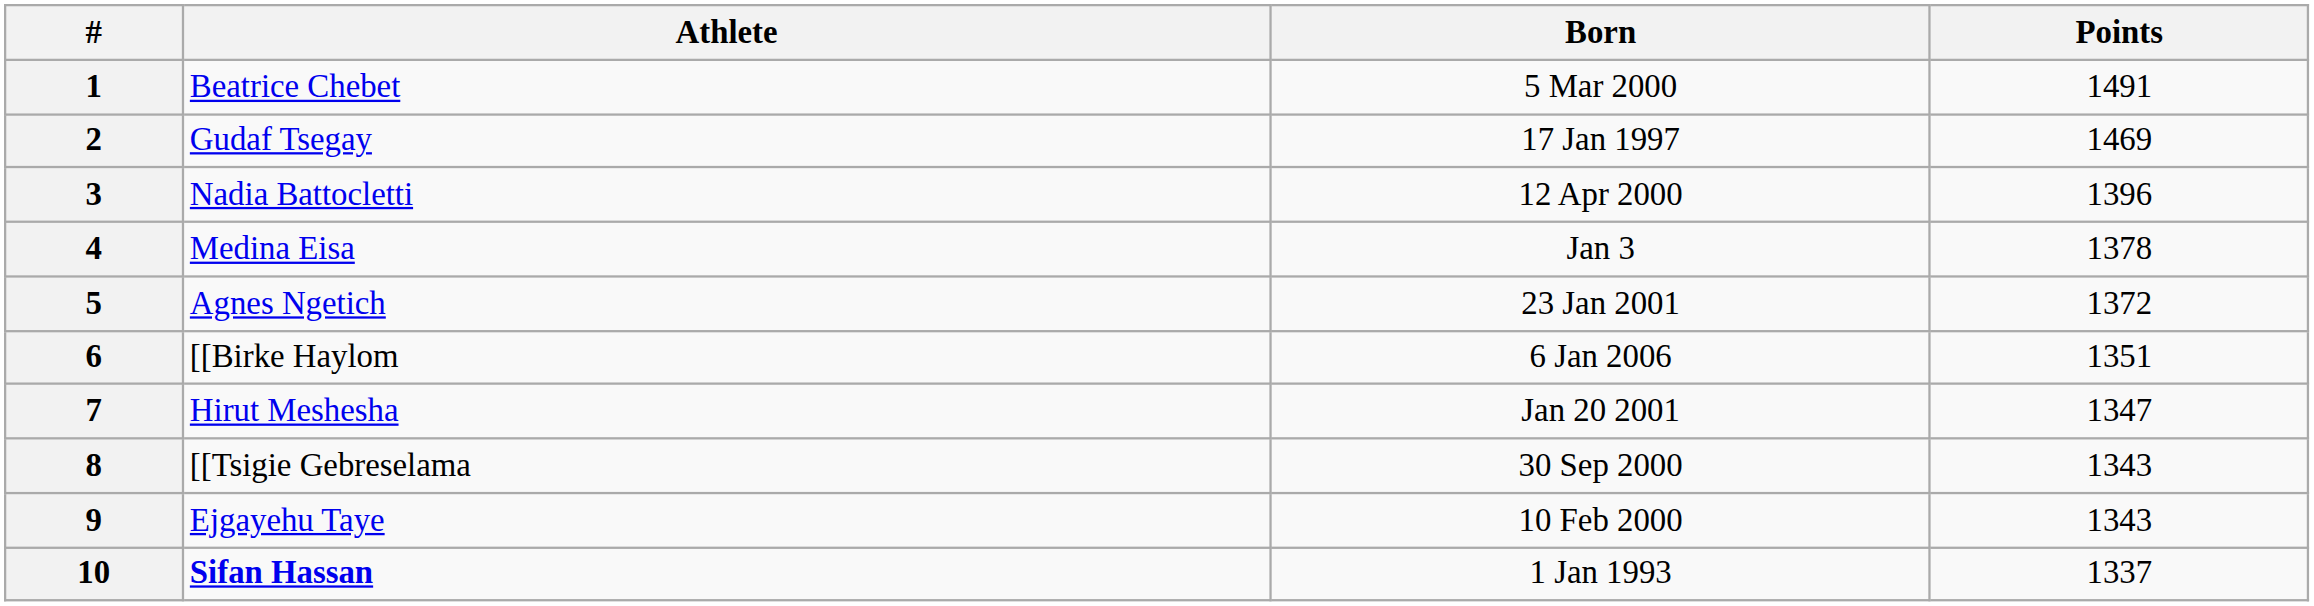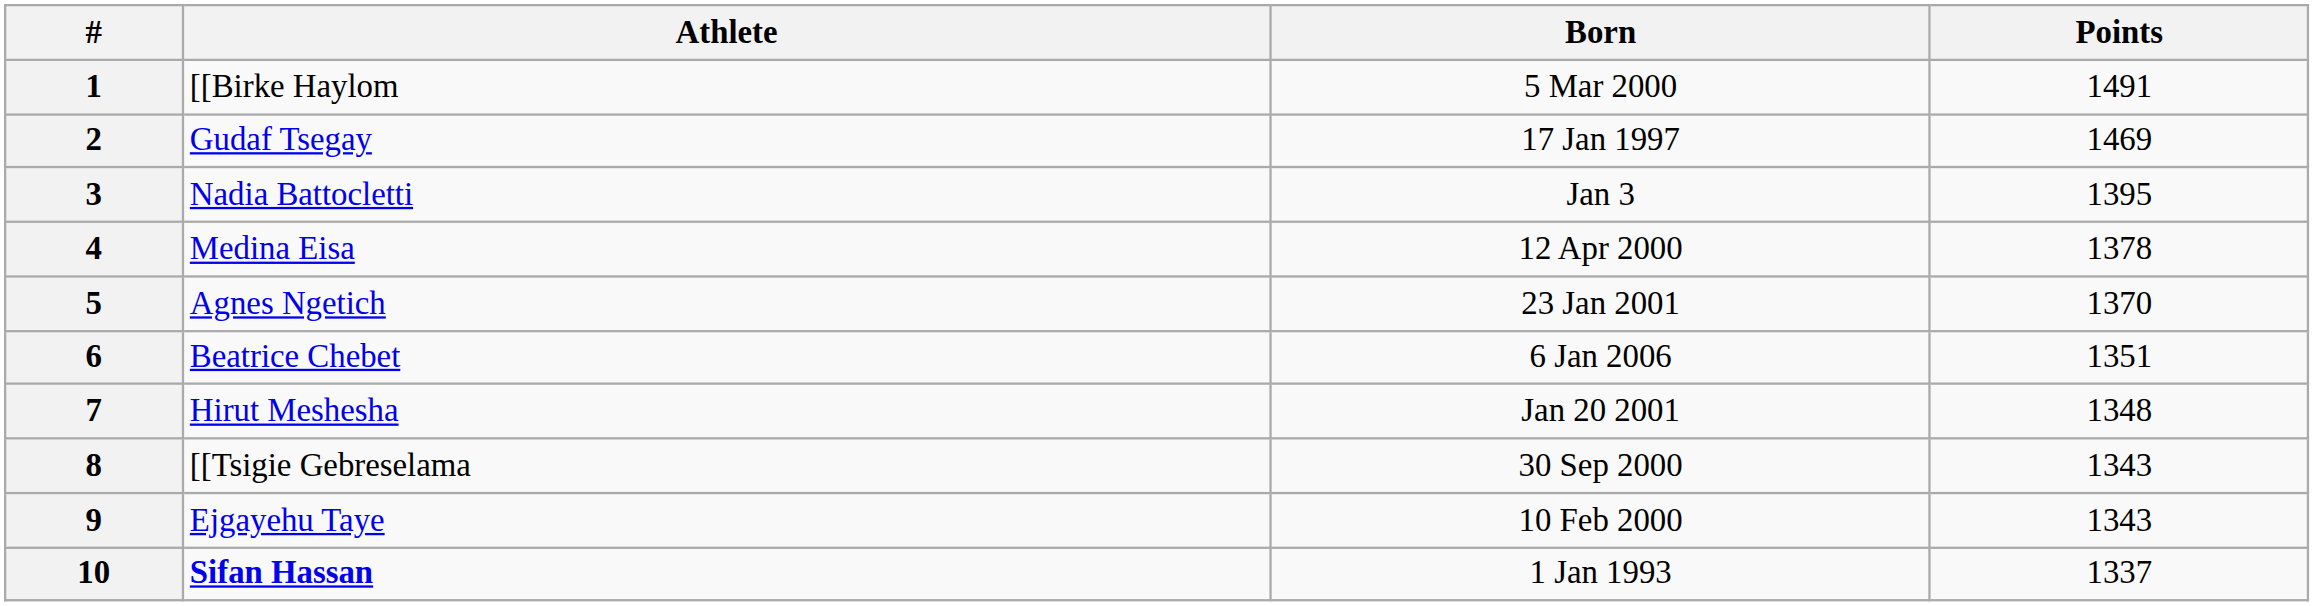(295, 86) Beatrice Chebet -> (294, 86) [[Birke Haylom
(1601, 194) 12 Apr 2000 -> (1601, 194) Jan 3
(2119, 194) 1396 -> (2119, 194) 1395
(1601, 248) Jan 3 -> (1601, 248) 12 Apr 2000
(2119, 302) 1372 -> (2119, 302) 1370
(294, 356) [[Birke Haylom -> (295, 356) Beatrice Chebet
(2119, 411) 1347 -> (2119, 411) 1348
